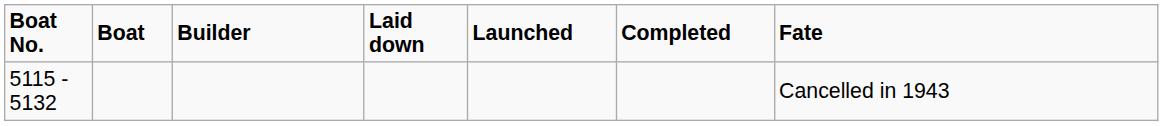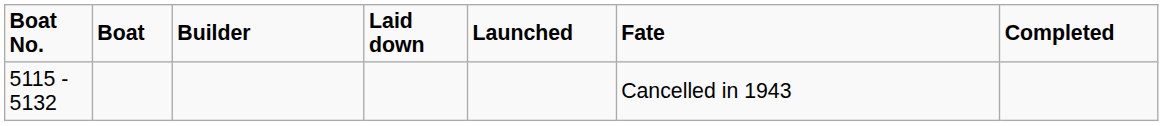columns swapped: (676, 33) <-> (801, 33)
